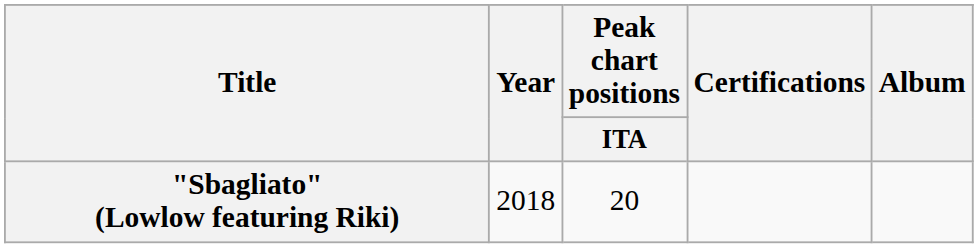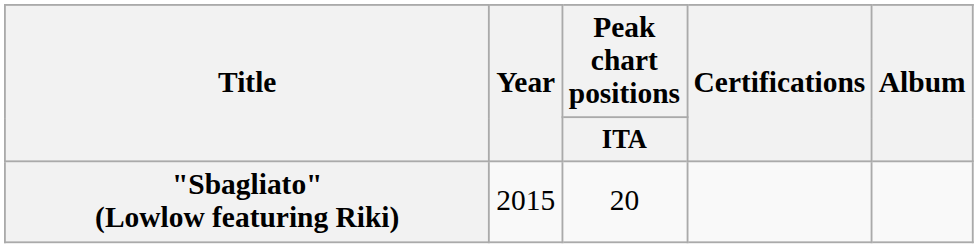(526, 201) 2018 -> (526, 201) 2015
